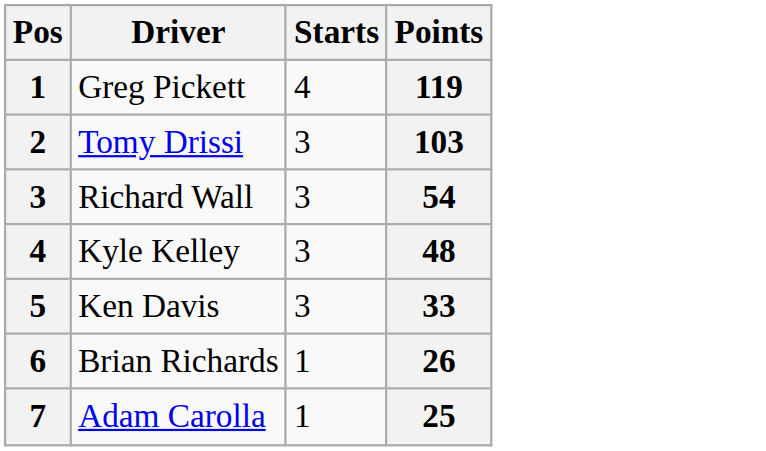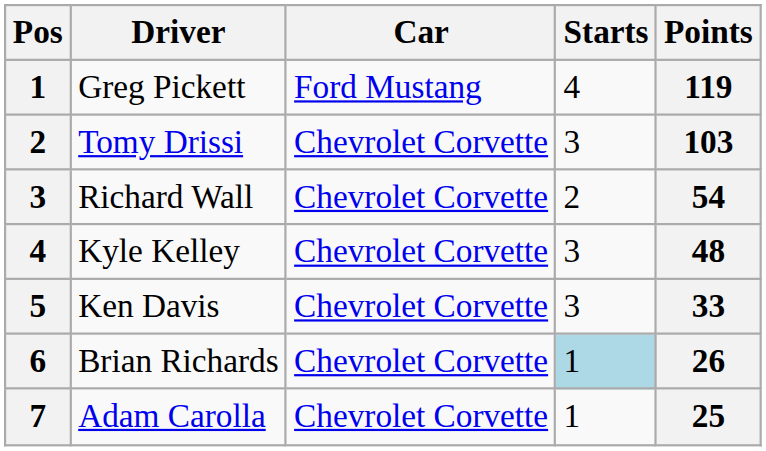+ column: (421, 32)
(302, 196) 3 -> (572, 196) 2
(302, 361) no background -> (572, 361) lightblue background
